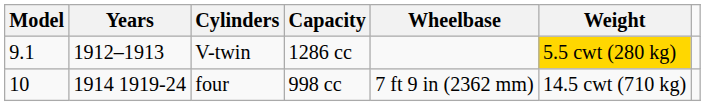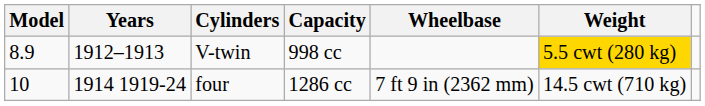(22, 52) 9.1 -> (22, 52) 8.9
(320, 52) 1286 cc -> (315, 52) 998 cc
(315, 84) 998 cc -> (320, 84) 1286 cc
